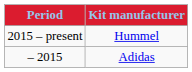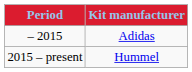rows swapped: (45, 57) <-> (45, 36)
